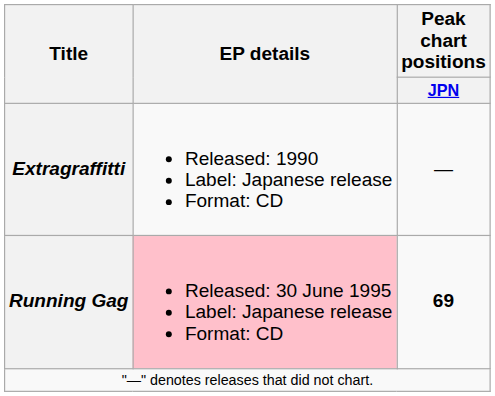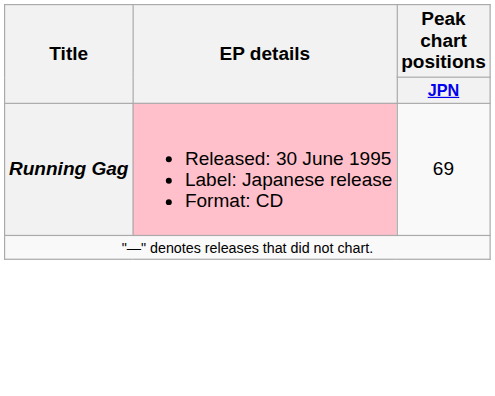- row: (69, 169)
(443, 301) bold -> (443, 169) normal
